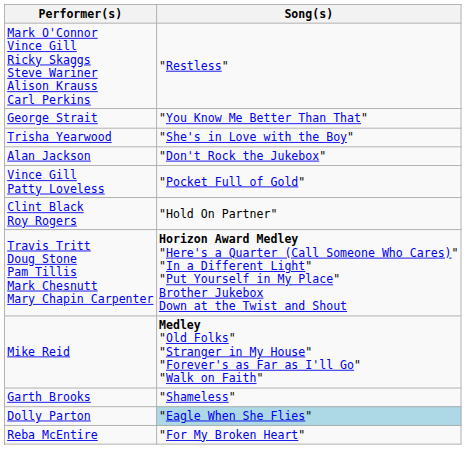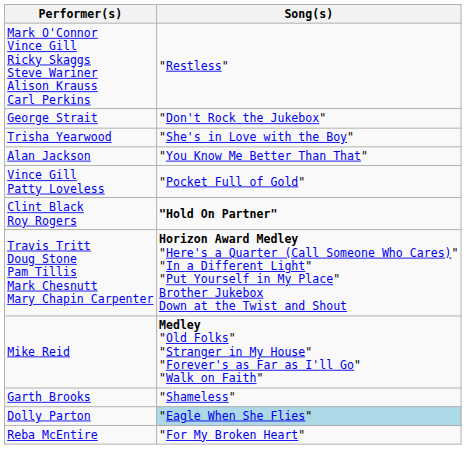(263, 118) "You Know Me Better Than That" -> (243, 118) "Don't Rock the Jukebox"
(243, 156) "Don't Rock the Jukebox" -> (263, 156) "You Know Me Better Than That"
(218, 214) normal -> (218, 214) bold
